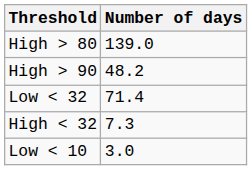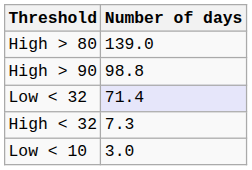(124, 71) 48.2 -> (124, 71) 98.8
(124, 98) no background -> (124, 98) lavender background
